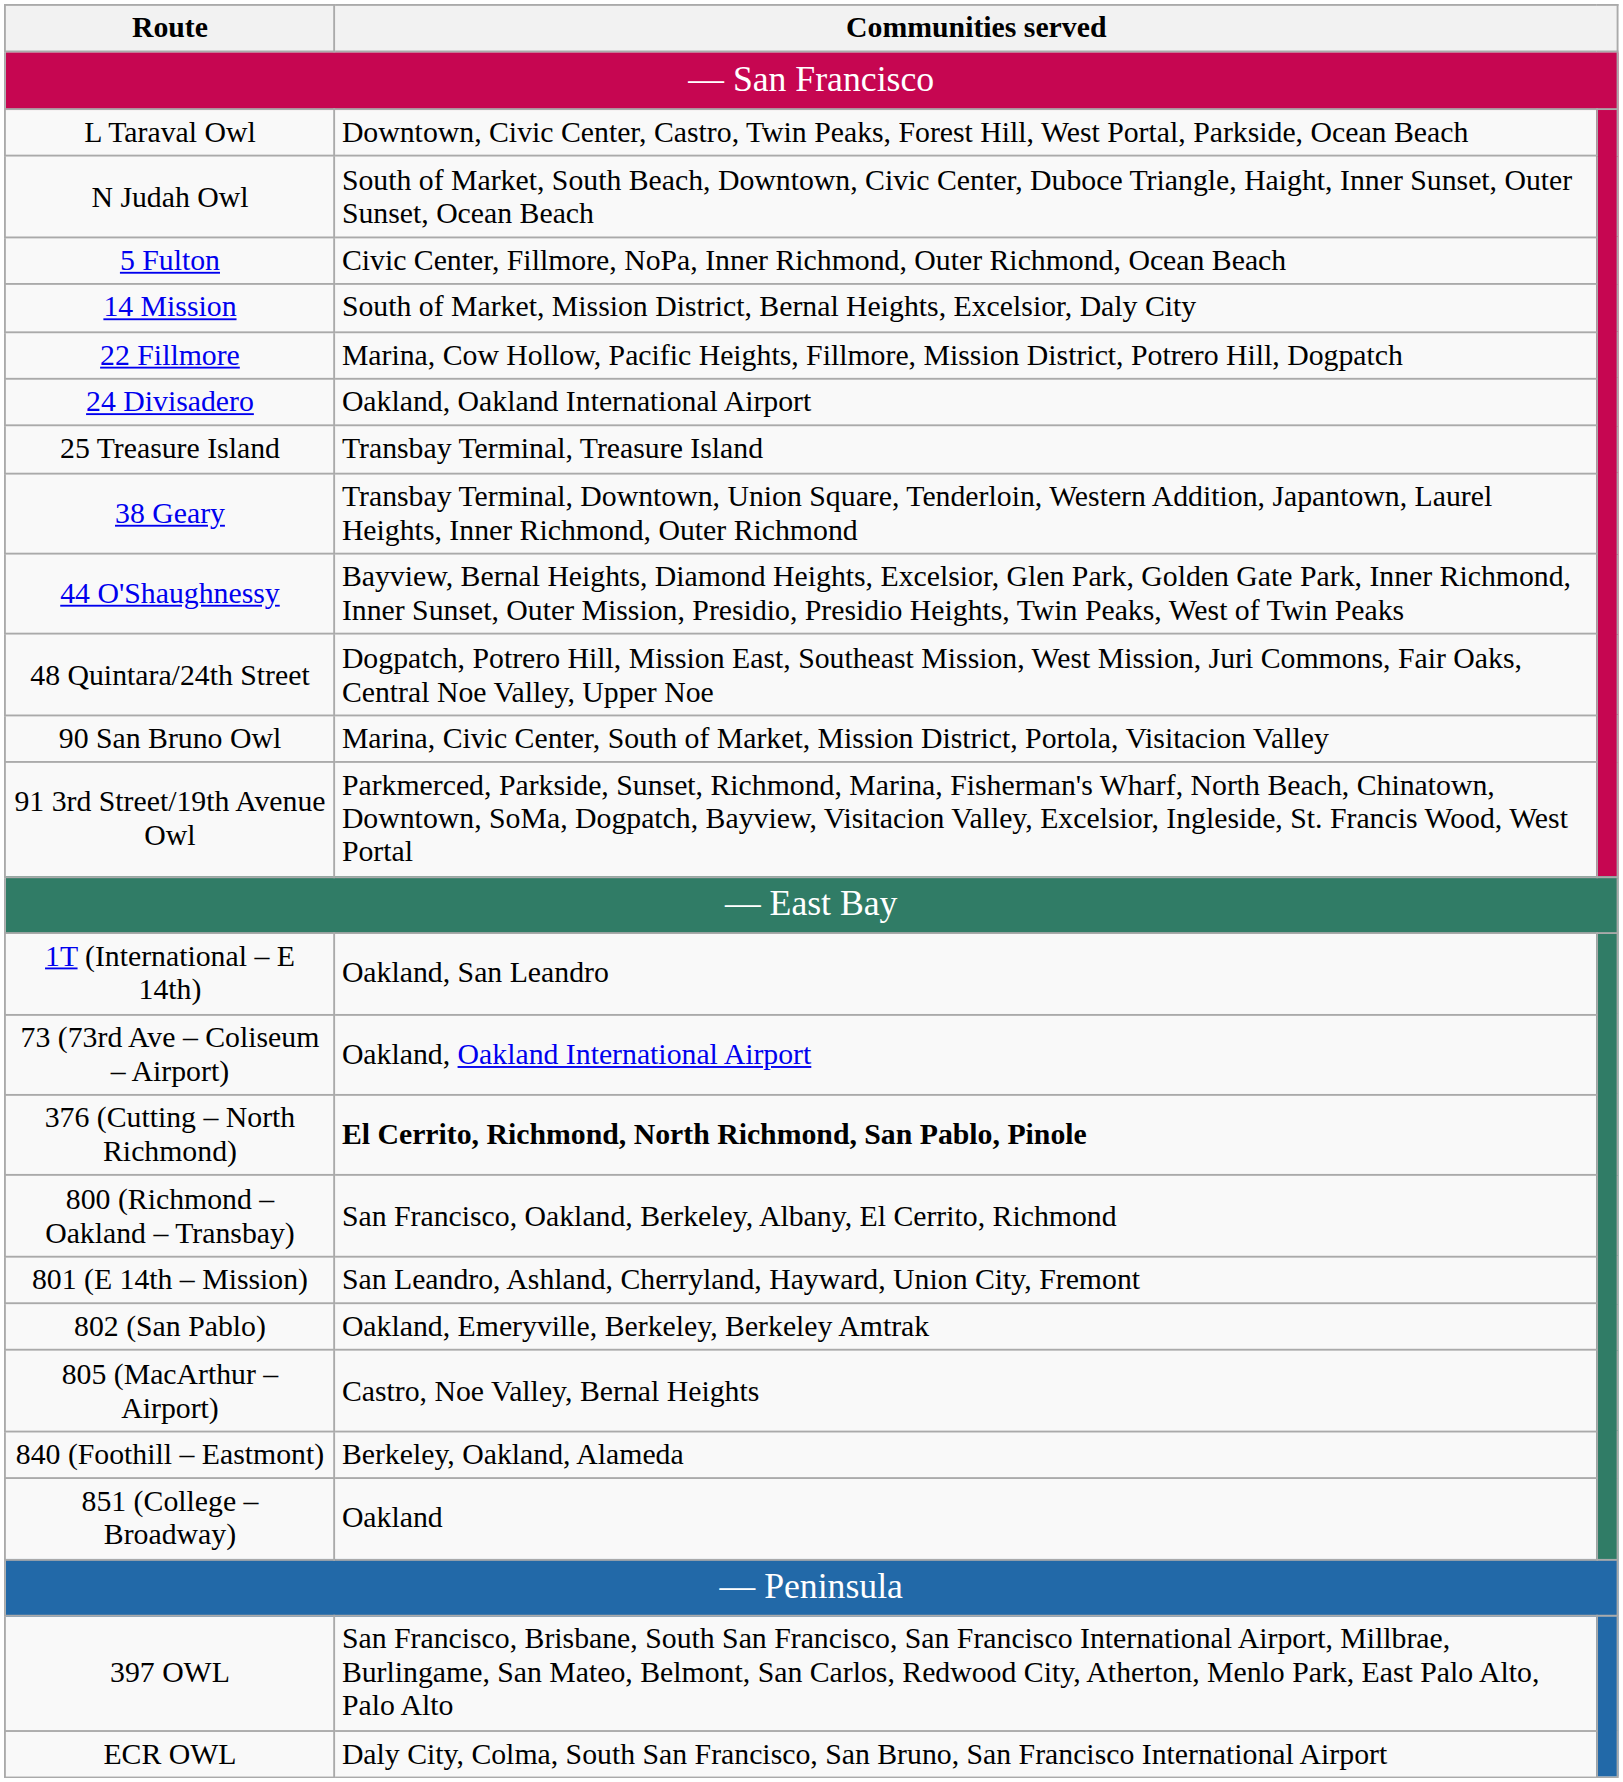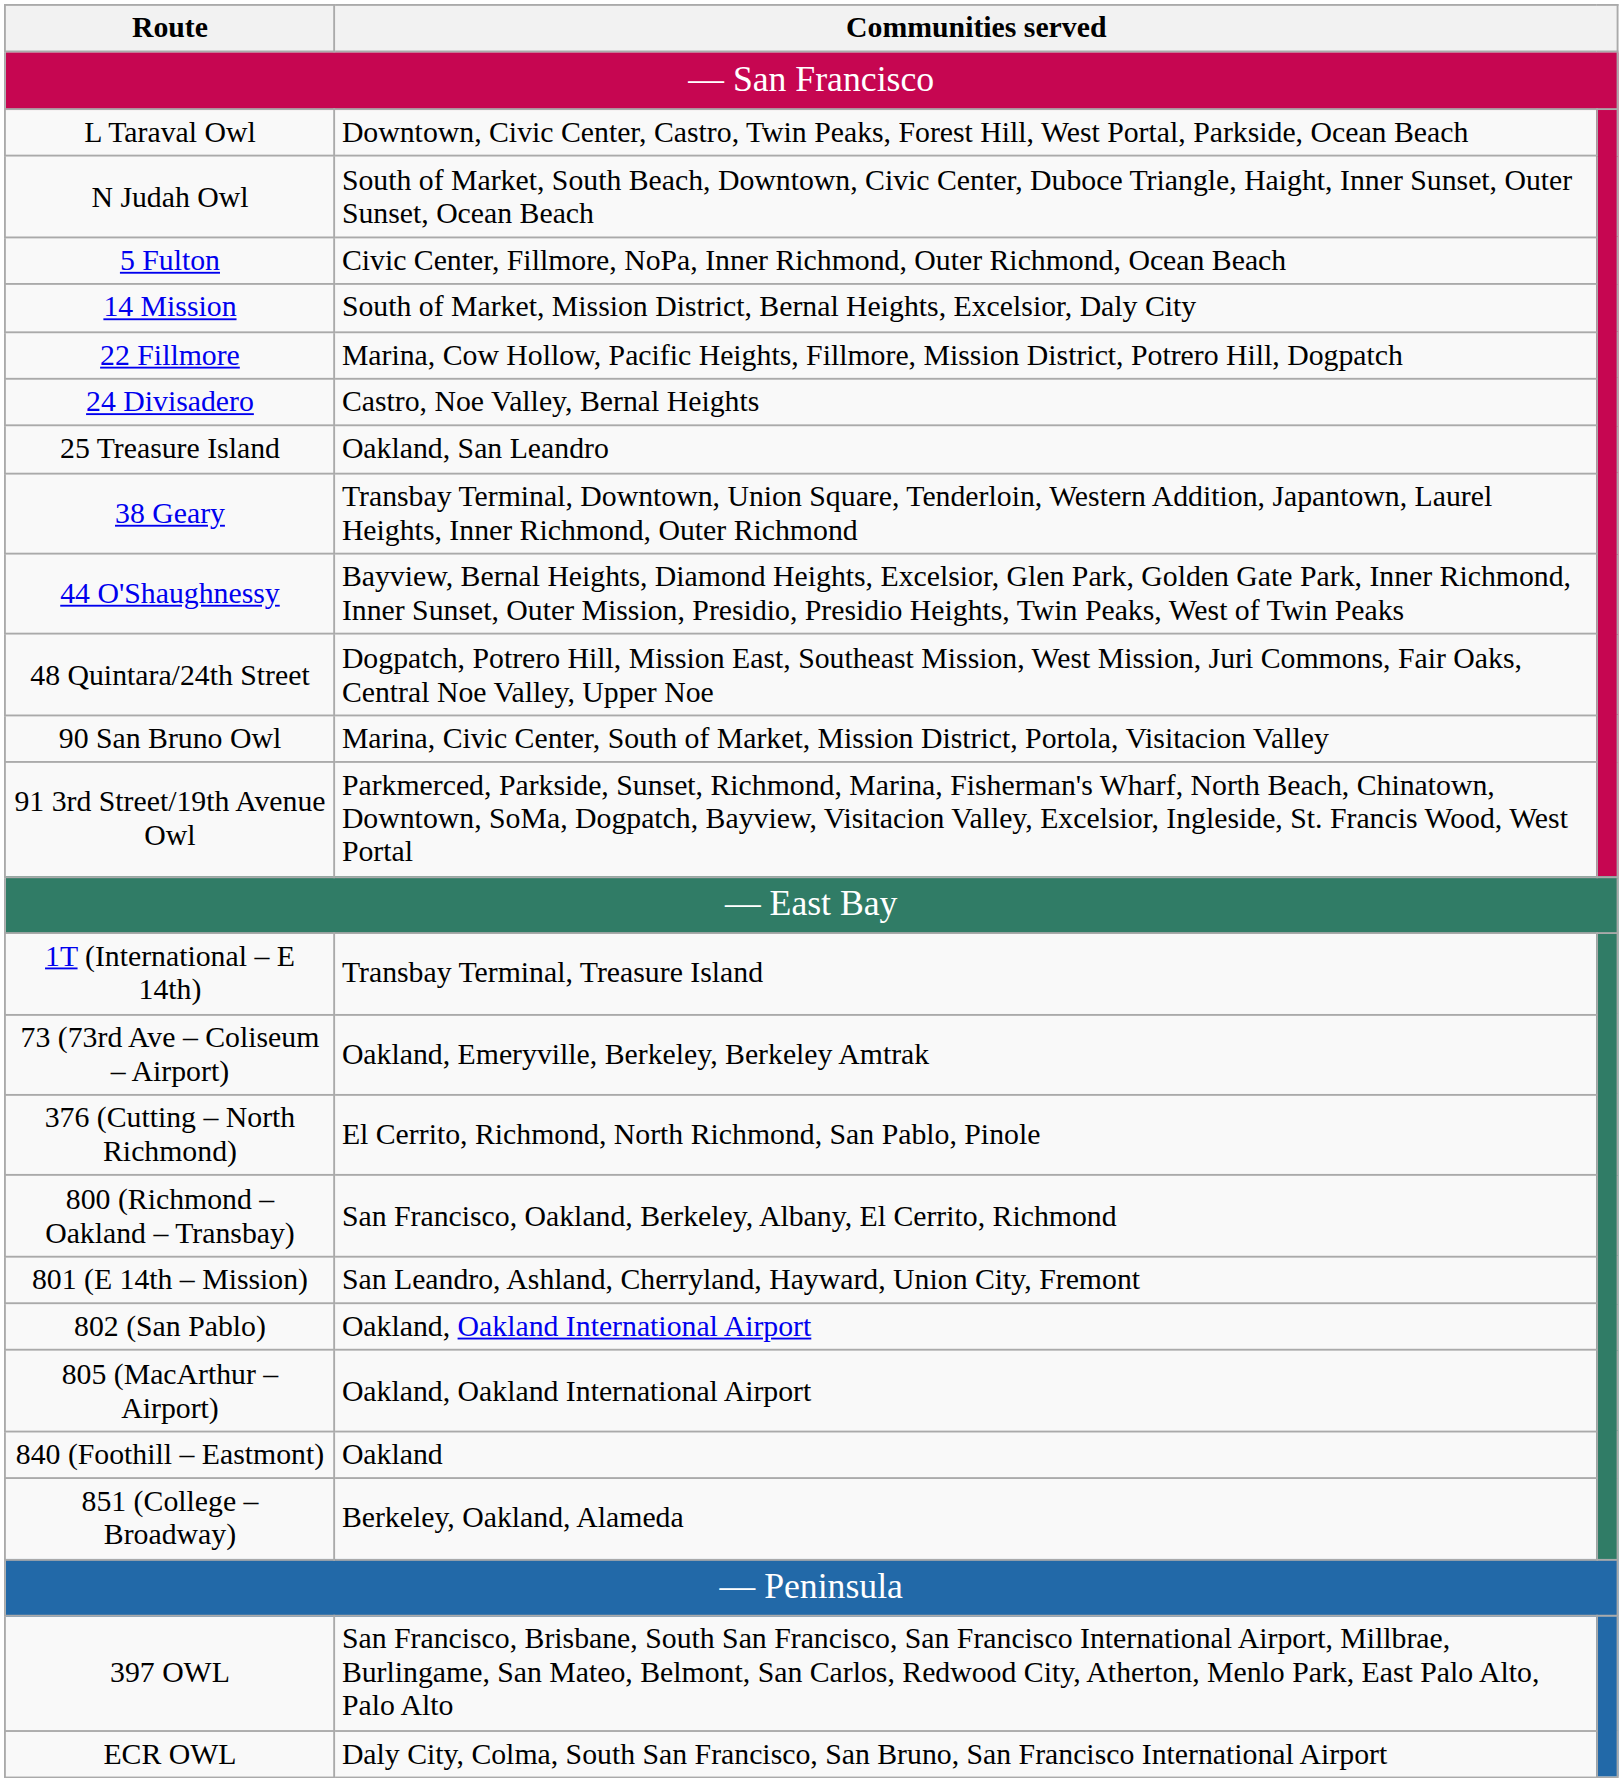(577, 401) Oakland, Oakland International Airport -> (551, 401) Castro, Noe Valley, Bernal Heights
(552, 448) Transbay Terminal, Treasure Island -> (475, 448) Oakland, San Leandro
(475, 973) Oakland, San Leandro -> (552, 973) Transbay Terminal, Treasure Island
(577, 1054) Oakland, Oakland International Airport -> (636, 1054) Oakland, Emeryville, Berkeley, Berkeley Amtrak
(714, 1134) bold -> (691, 1134) normal
(636, 1326) Oakland, Emeryville, Berkeley, Berkeley Amtrak -> (577, 1326) Oakland, Oakland International Airport
(551, 1390) Castro, Noe Valley, Bernal Heights -> (577, 1390) Oakland, Oakland International Airport
(513, 1454) Berkeley, Oakland, Alameda -> (392, 1454) Oakland
(392, 1518) Oakland -> (513, 1518) Berkeley, Oakland, Alameda
